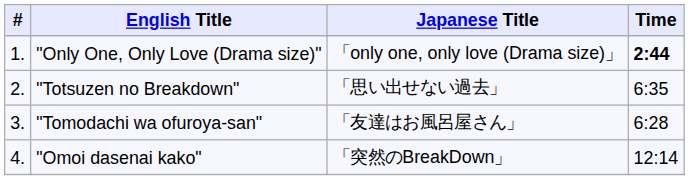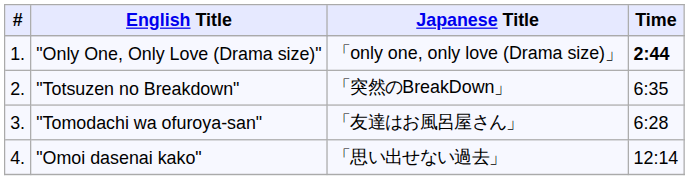(420, 87) 「思い出せない過去」 -> (422, 87) 「突然のBreakDown」
(422, 157) 「突然のBreakDown」 -> (420, 157) 「思い出せない過去」
